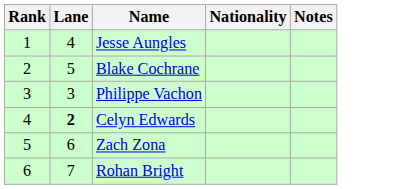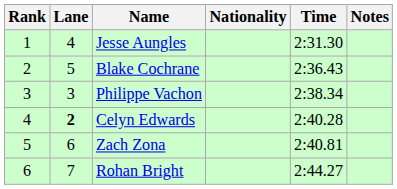+ column: (319, 17)
